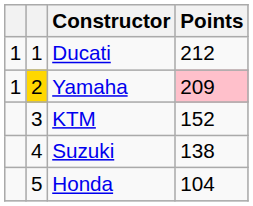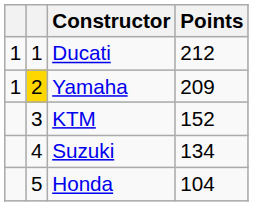(197, 86) pink background -> (197, 86) no background
(197, 151) 138 -> (197, 151) 134
